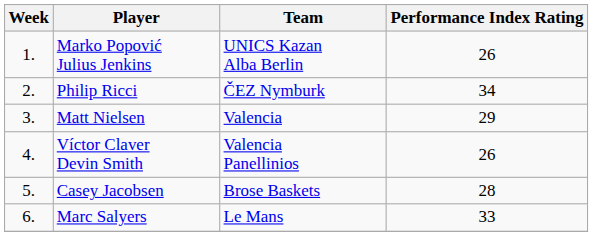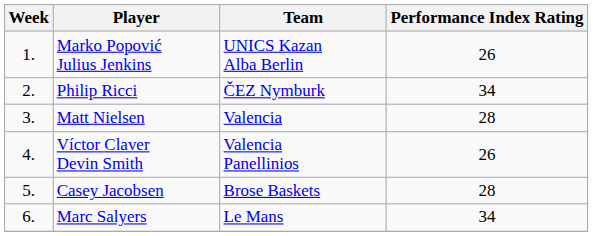(487, 117) 29 -> (487, 117) 28
(487, 217) 33 -> (487, 217) 34
